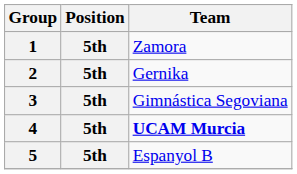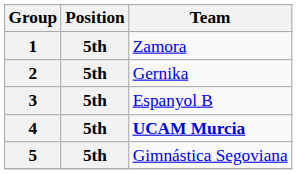(210, 100) Gimnástica Segoviana -> (173, 100) Espanyol B
(173, 155) Espanyol B -> (210, 155) Gimnástica Segoviana
